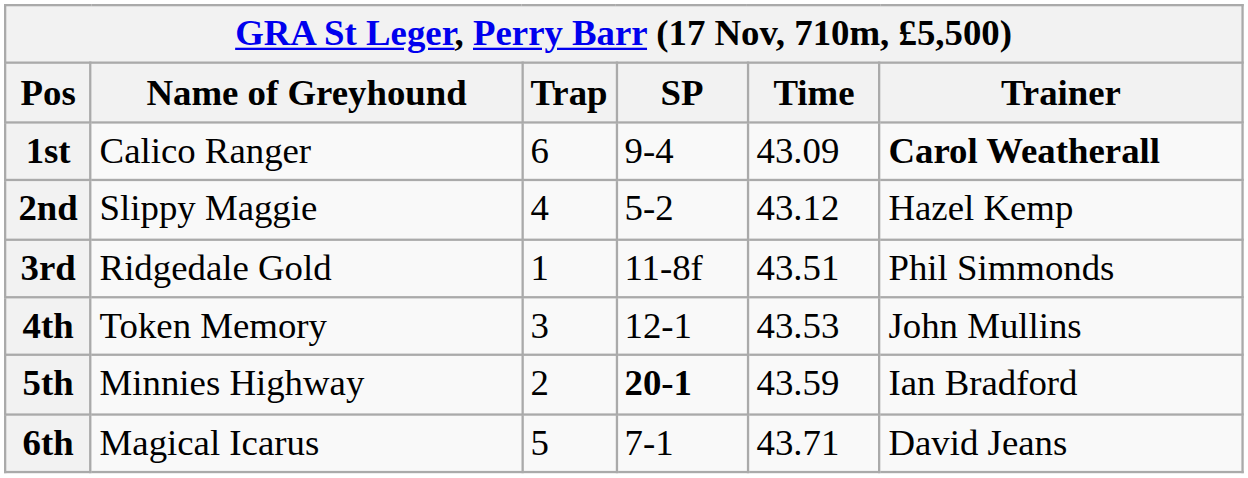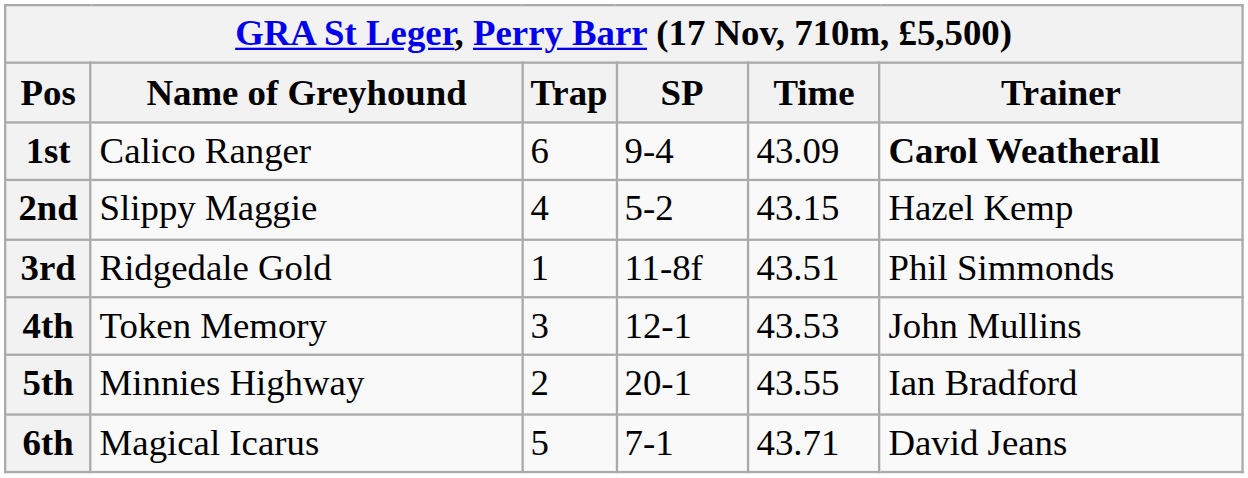(798, 208) 43.12 -> (798, 208) 43.15
(658, 383) bold -> (658, 383) normal
(798, 383) 43.59 -> (798, 383) 43.55
